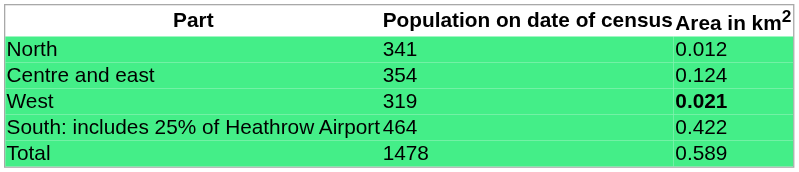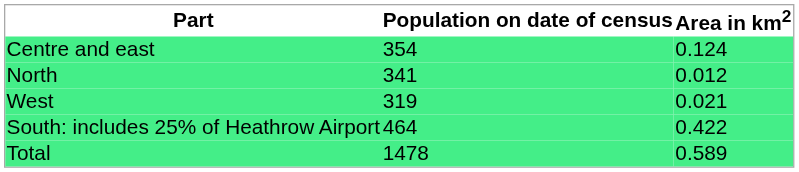rows swapped: (81, 75) <-> (32, 49)
(701, 101) bold -> (701, 101) normal
